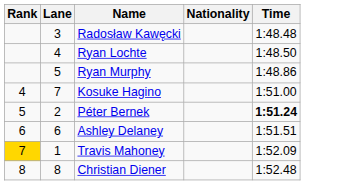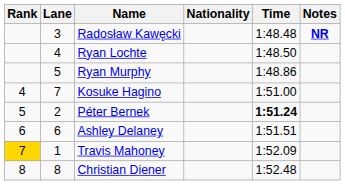+ column: (320, 14)
